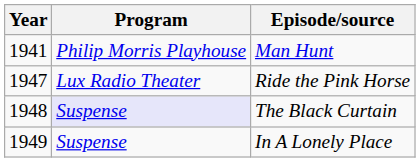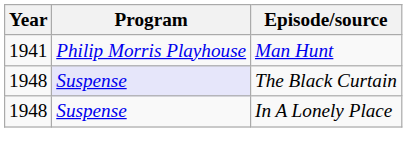- row: (333, 80)
(28, 141) 1949 -> (28, 111) 1948
